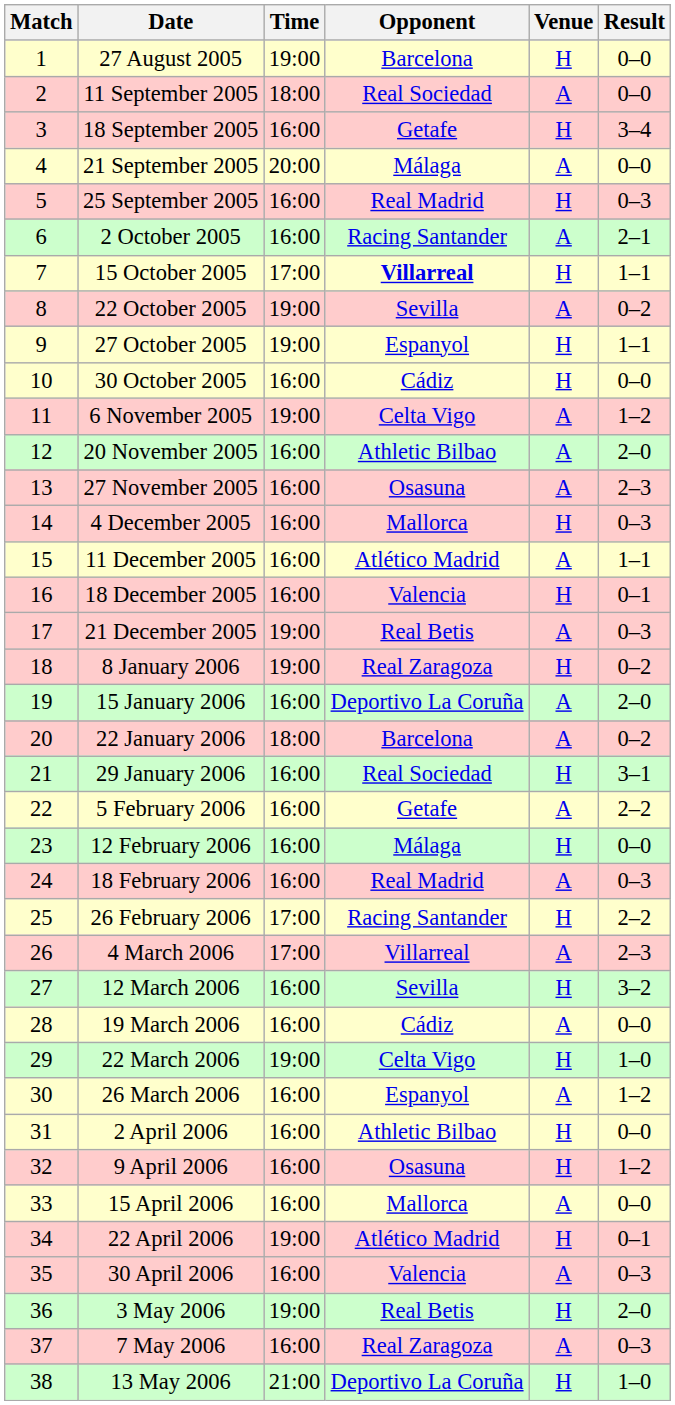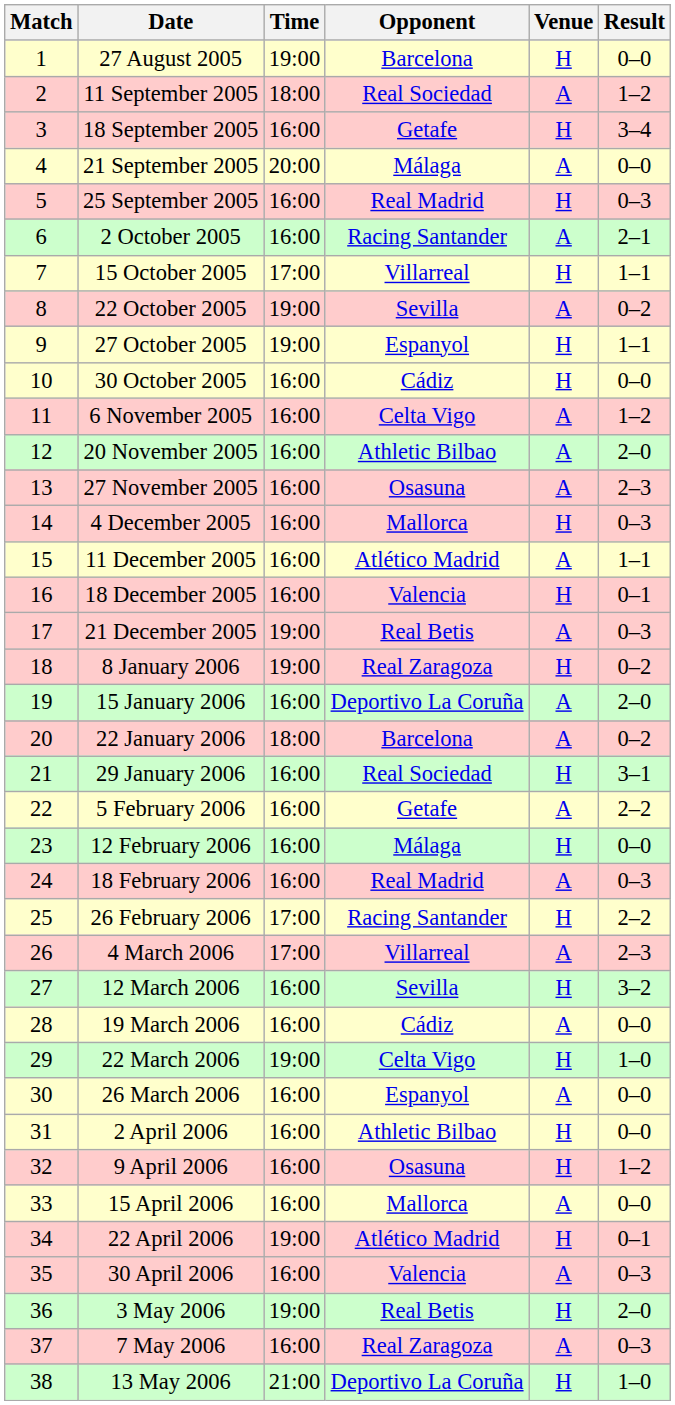(634, 93) 0–0 -> (634, 93) 1–2
(427, 272) bold -> (427, 272) normal
(294, 415) 19:00 -> (294, 415) 16:00
(634, 1095) 1–2 -> (634, 1095) 0–0
